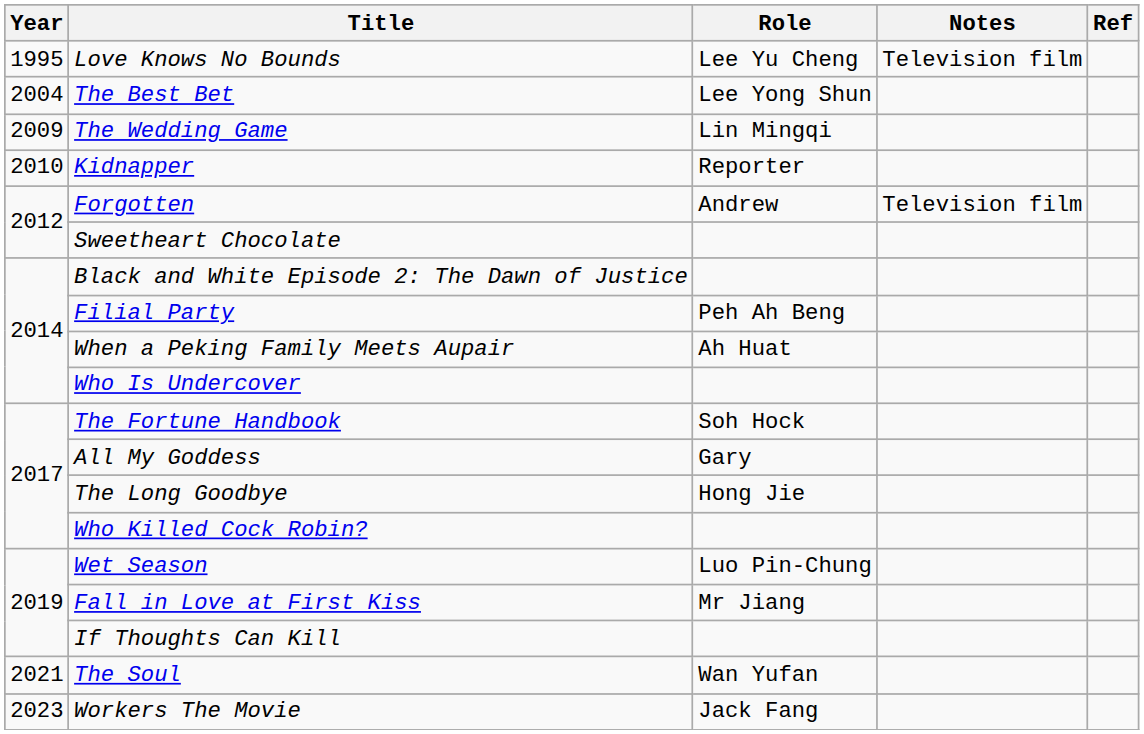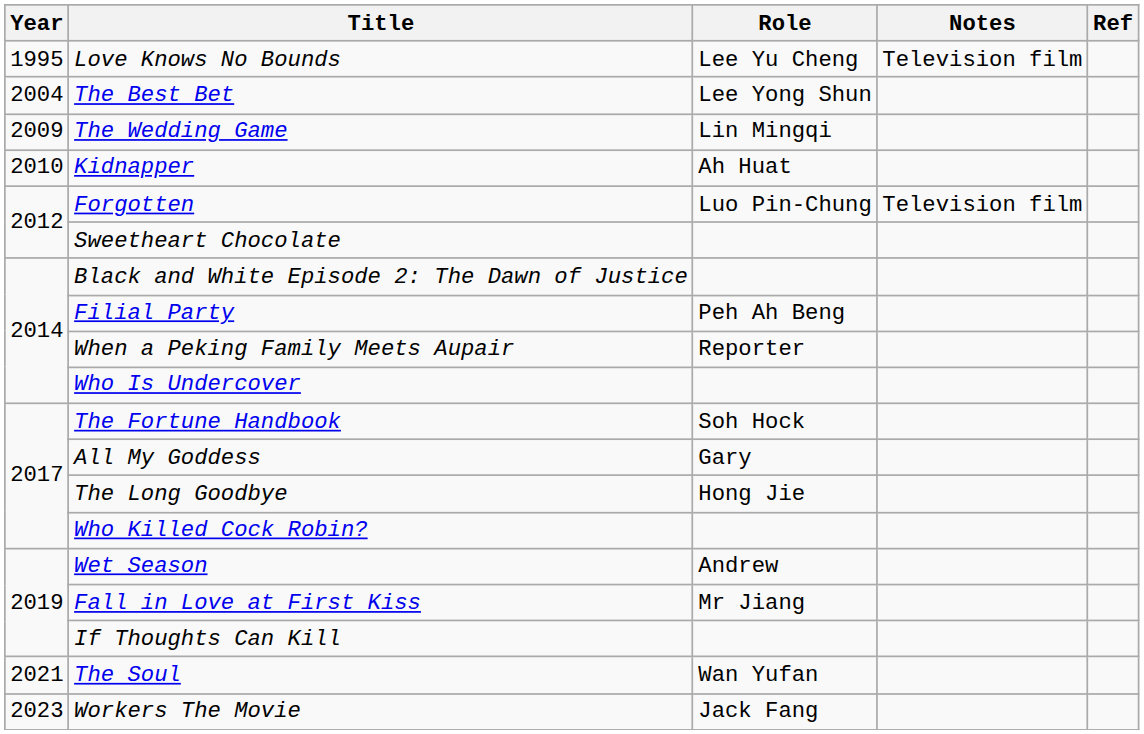(752, 168) Reporter -> (745, 168) Ah Huat
(738, 204) Andrew -> (785, 204) Luo Pin-Chung
(745, 349) Ah Huat -> (752, 349) Reporter
(785, 566) Luo Pin-Chung -> (738, 566) Andrew
